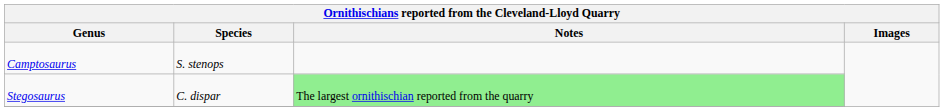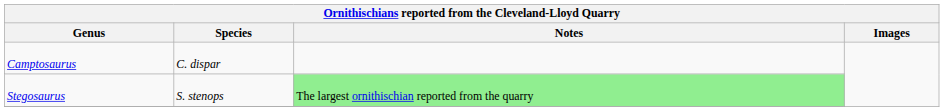(200, 64) S. stenops -> (198, 64) C. dispar
(198, 96) C. dispar -> (200, 96) S. stenops
